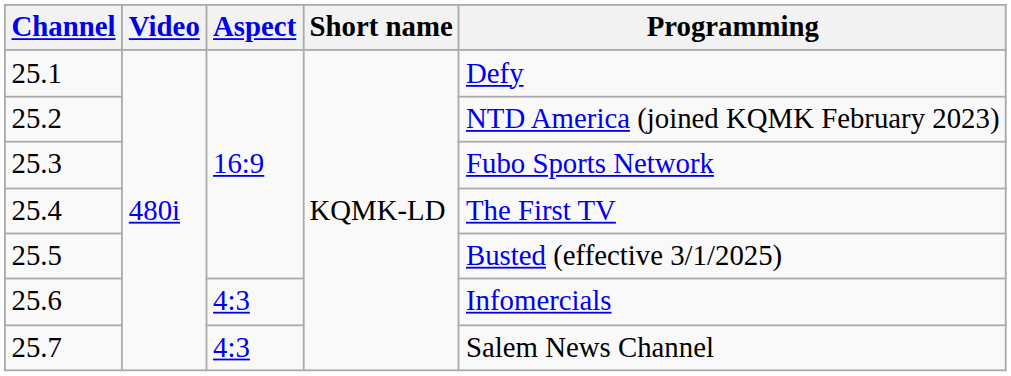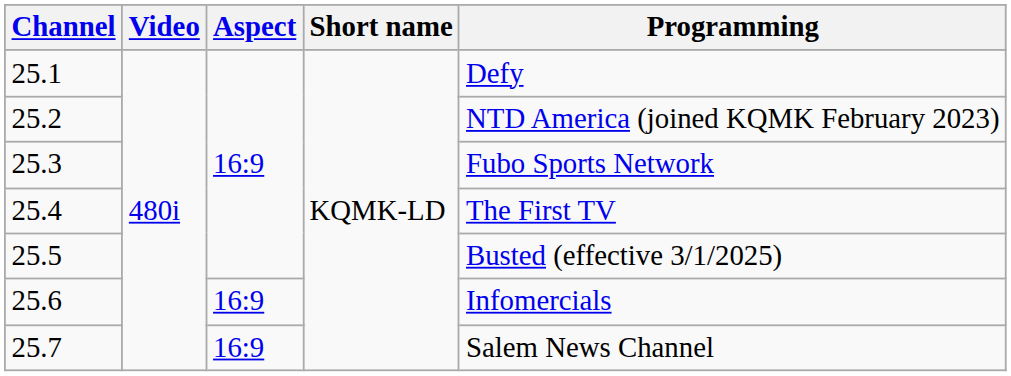(231, 301) 4:3 -> (239, 301) 16:9
(231, 347) 4:3 -> (239, 347) 16:9
